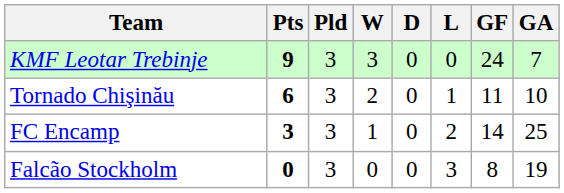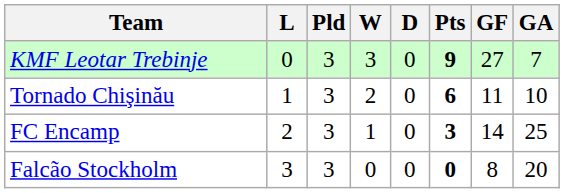columns swapped: (288, 22) <-> (451, 22)
(492, 59) 24 -> (492, 59) 27
(536, 168) 19 -> (536, 168) 20
